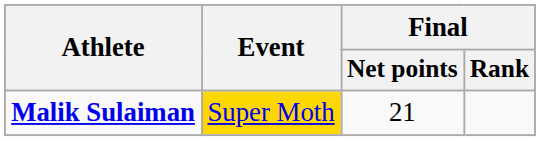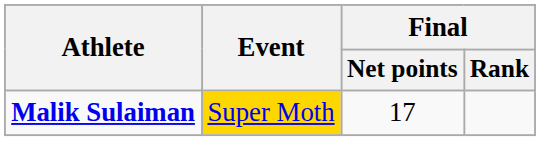(402, 112) 21 -> (402, 112) 17
